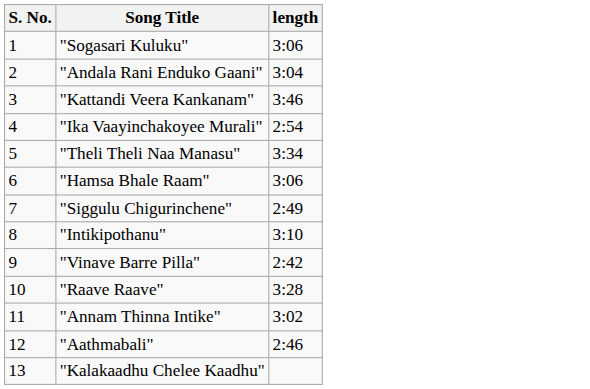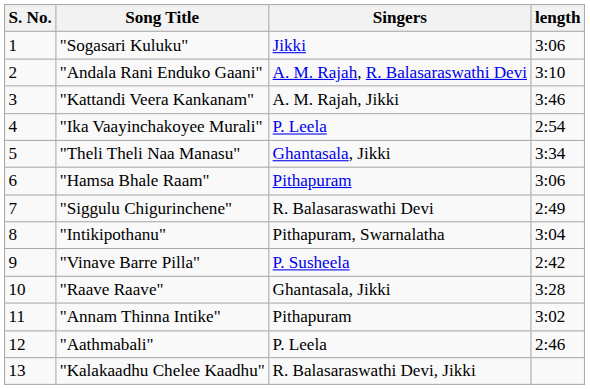+ column: (400, 18)
(288, 72) 3:04 -> (550, 72) 3:10
(288, 235) 3:10 -> (550, 235) 3:04
